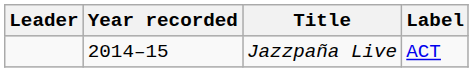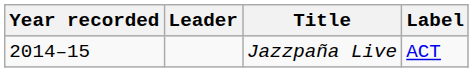columns swapped: (163, 20) <-> (44, 20)
